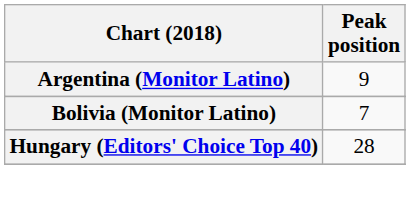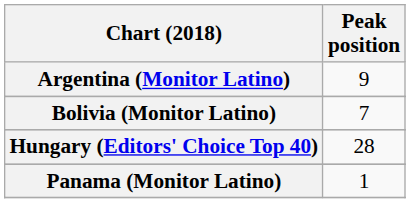+ row: (164, 180)
